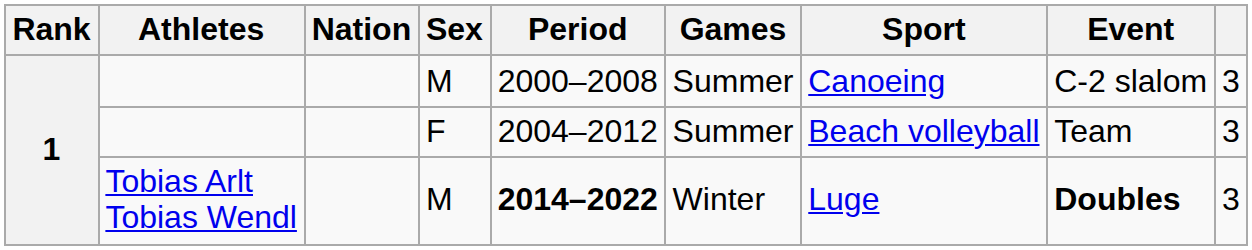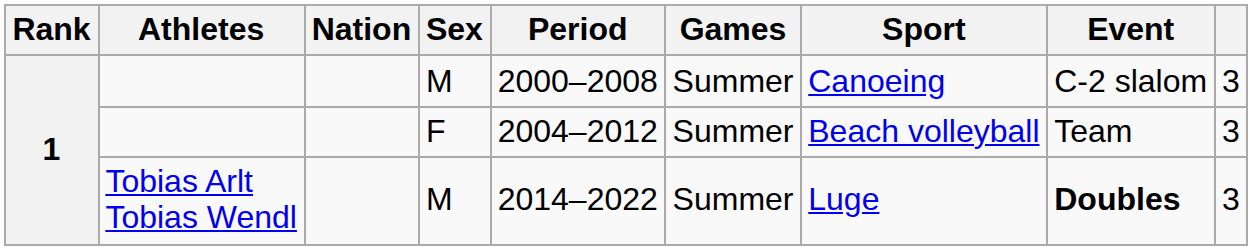(578, 200) bold -> (578, 200) normal
(719, 200) Winter -> (733, 200) Summer
